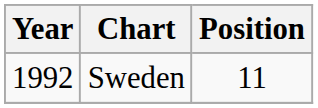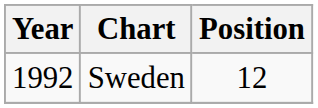(252, 77) 11 -> (252, 77) 12
